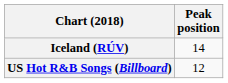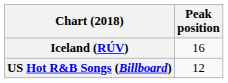(199, 48) 14 -> (199, 48) 16
